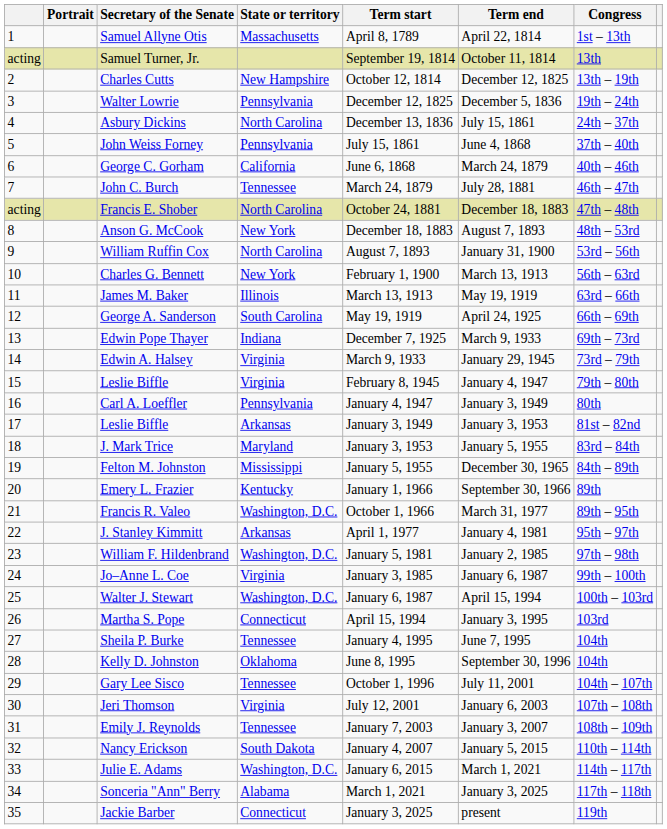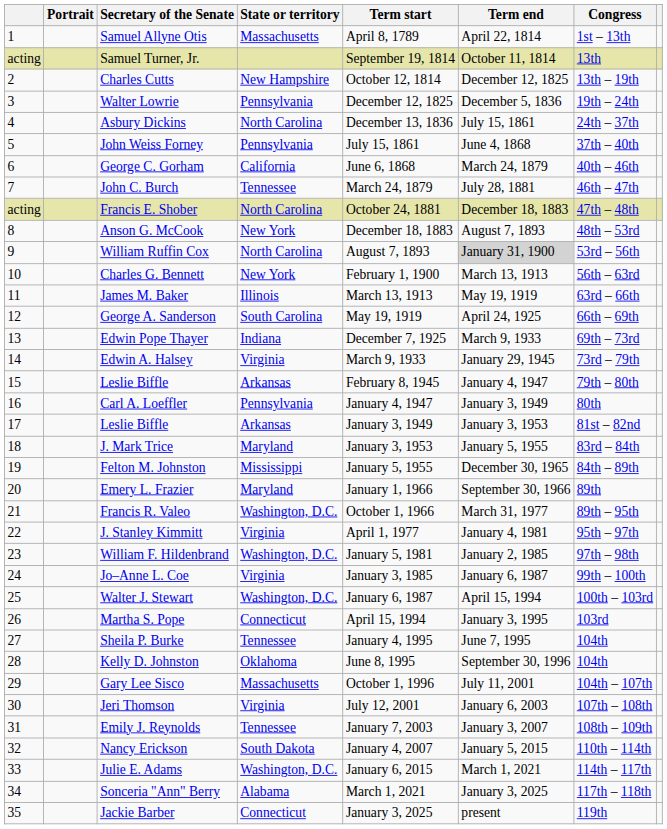(508, 252) no background -> (508, 252) lightgrey background
(262, 381) Virginia -> (266, 381) Arkansas
(267, 489) Kentucky -> (267, 489) Maryland
(266, 532) Arkansas -> (262, 532) Virginia
(268, 683) Tennessee -> (280, 683) Massachusetts
